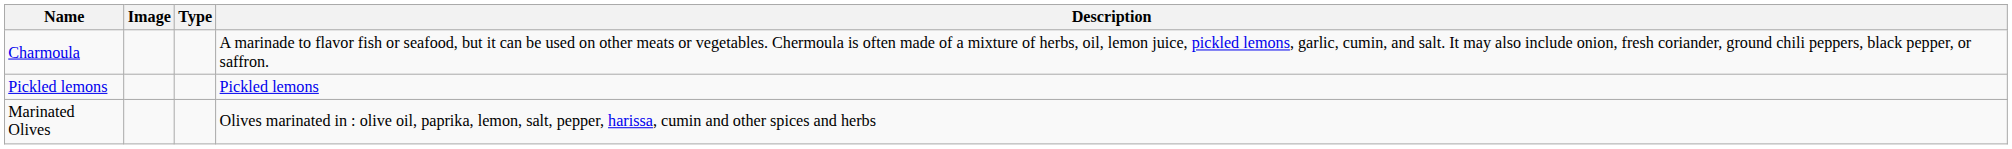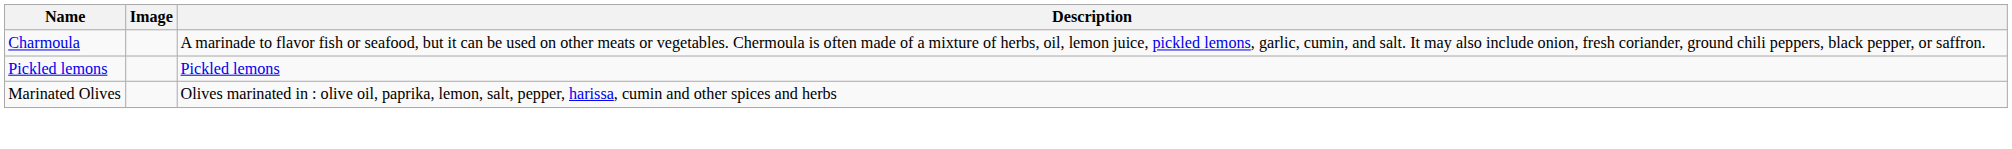- column: (195, 17)
